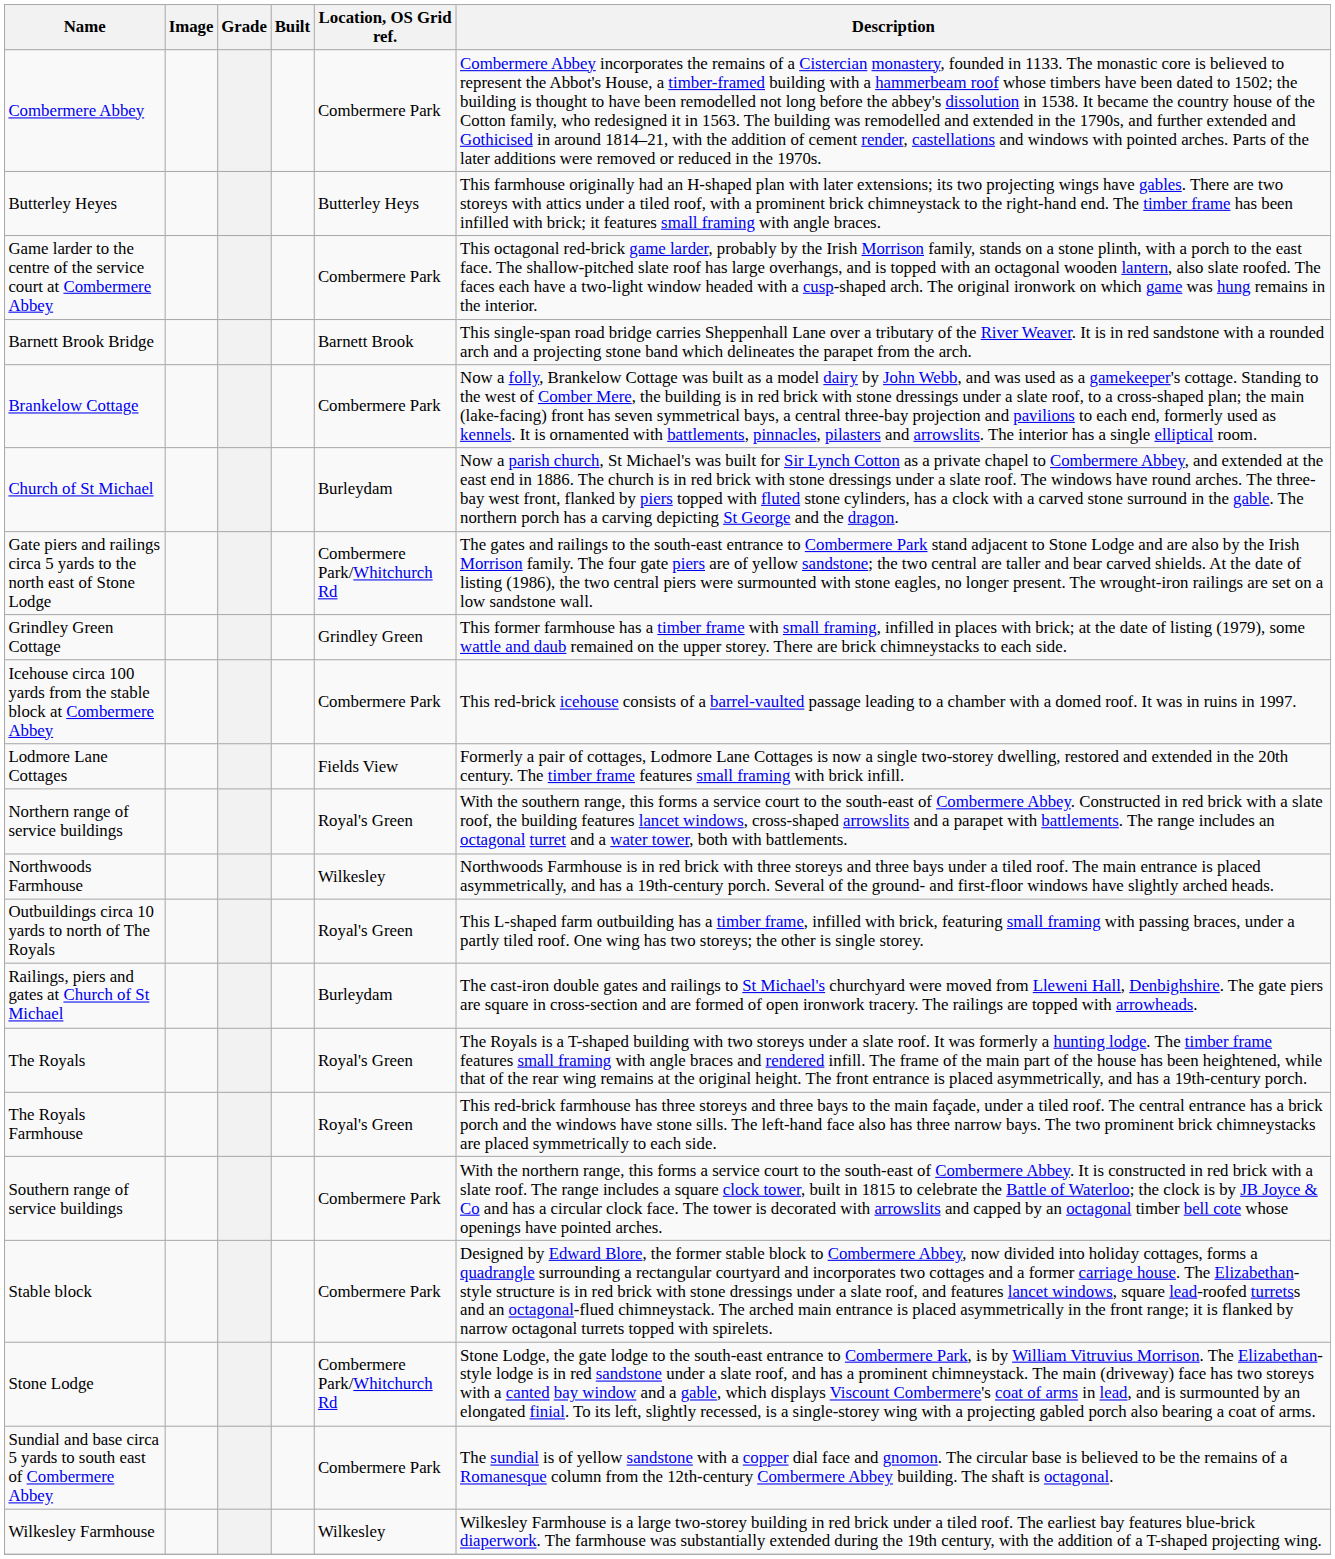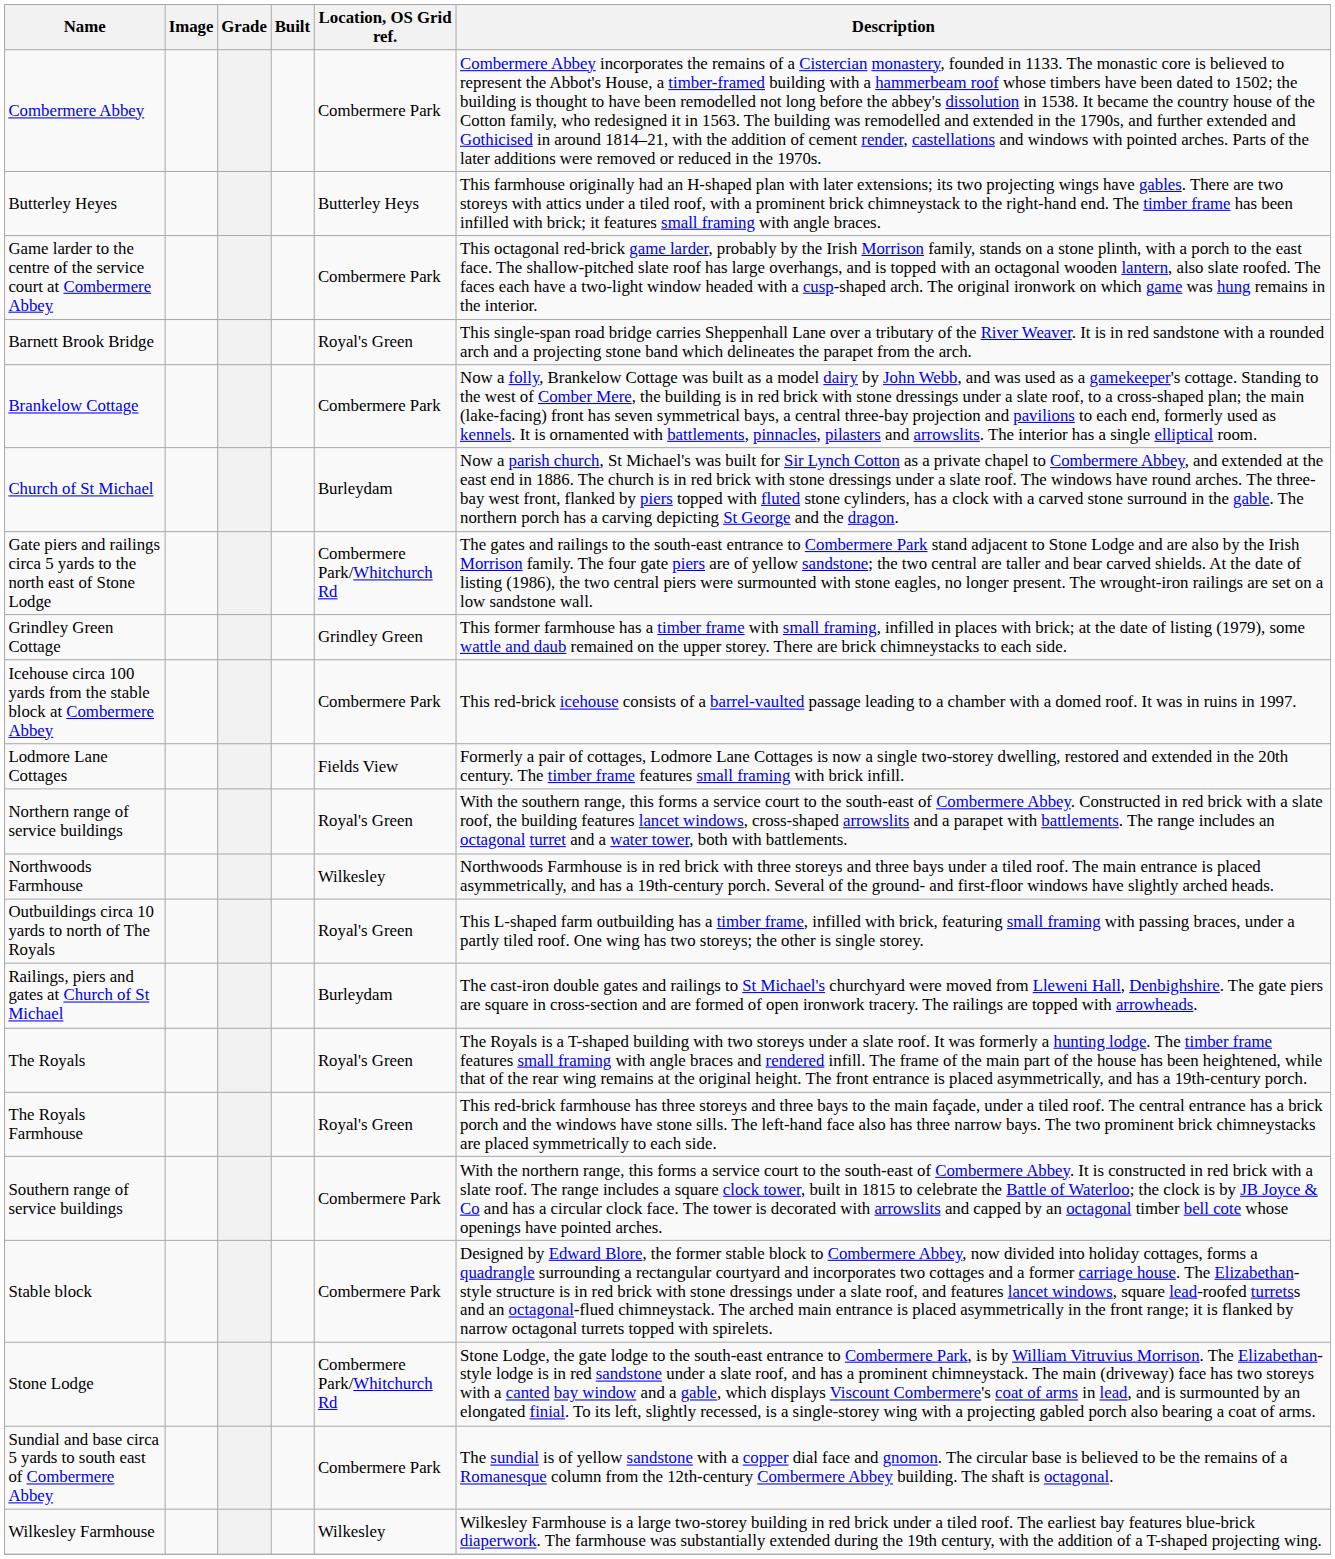(366, 341) Barnett Brook -> (365, 341) Royal's Green
